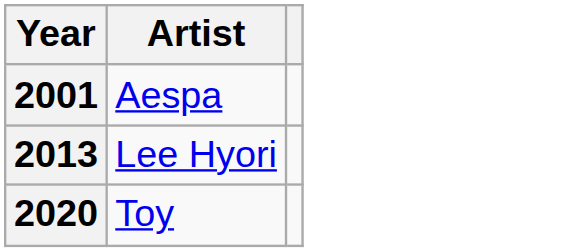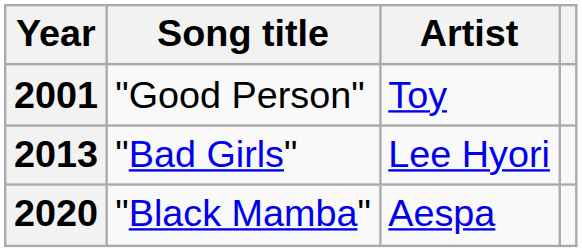+ column: (243, 34)
(169, 94) Aespa -> (418, 94) Toy
(145, 214) Toy -> (442, 214) Aespa
